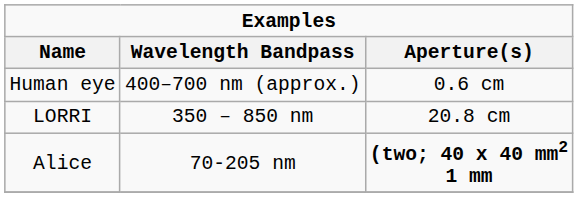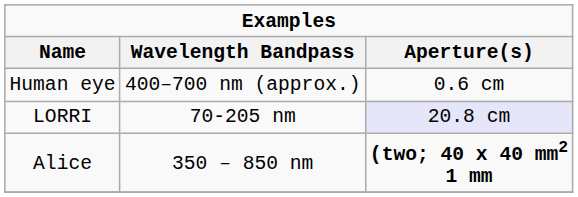(243, 117) 350 – 850 nm -> (243, 117) 70-205 nm
(469, 117) no background -> (469, 117) lavender background
(243, 163) 70-205 nm -> (243, 163) 350 – 850 nm
